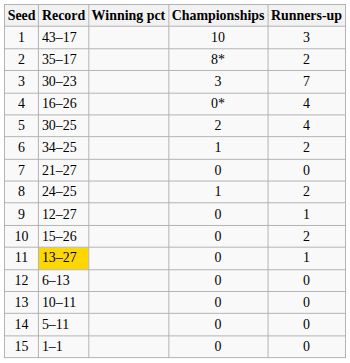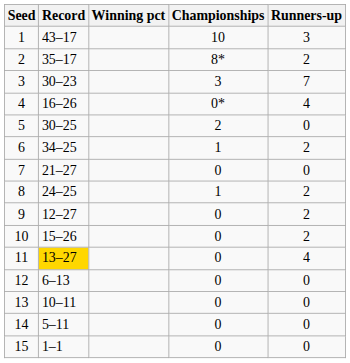(307, 125) 4 -> (307, 125) 0
(307, 214) 1 -> (307, 214) 2
(307, 258) 1 -> (307, 258) 4
